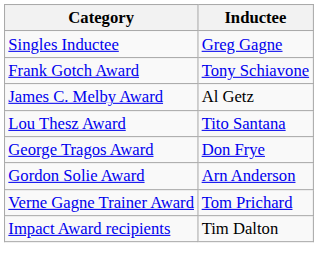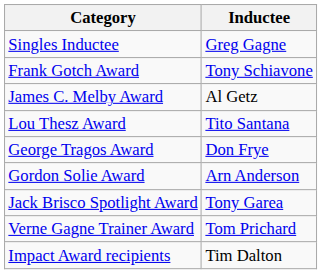+ row: (103, 202)
